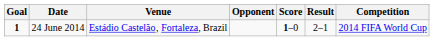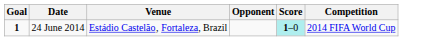- column: (321, 12)
(291, 28) no background -> (291, 28) paleturquoise background
